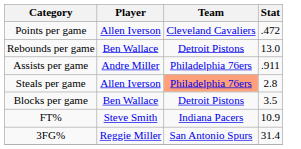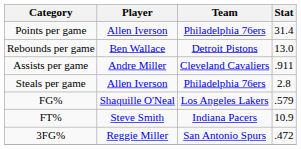(211, 30) Cleveland Cavaliers -> (225, 30) Philadelphia 76ers
(270, 30) .472 -> (284, 30) 31.4
(211, 65) Philadelphia 76ers -> (225, 65) Cleveland Cavaliers
(211, 83) lightsalmon background -> (225, 83) no background
- row: (51, 100)
+ row: (51, 100)
(270, 135) 31.4 -> (284, 135) .472
